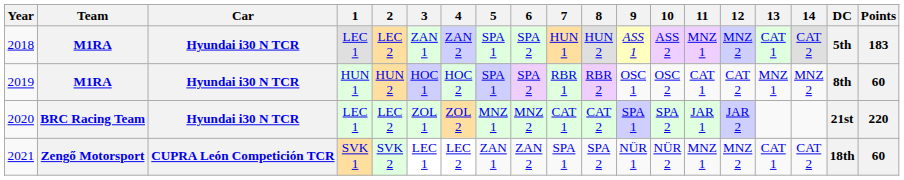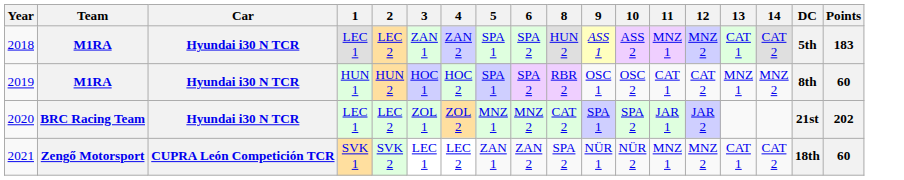- column: (564, 14)
(878, 119) 220 -> (844, 119) 202
